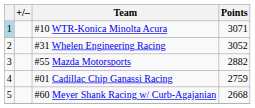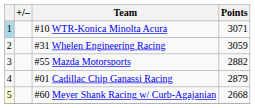(238, 46) 3052 -> (238, 46) 3059
(238, 79) 2759 -> (238, 79) 2879
(9, 95) no background -> (9, 95) lightyellow background
